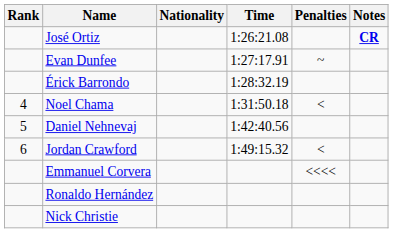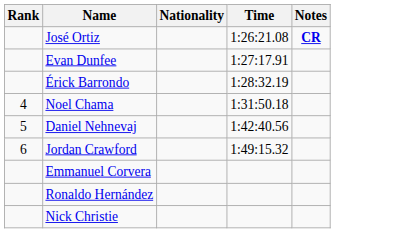- column: (321, 15)
